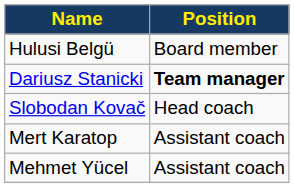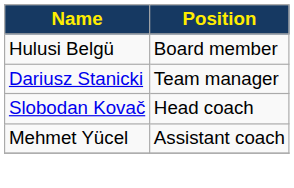(219, 78) bold -> (216, 78) normal
- row: (63, 138)
